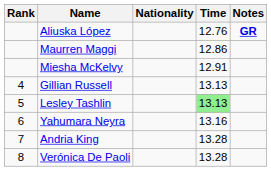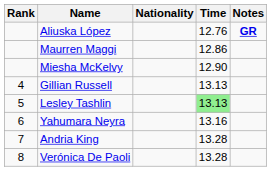(213, 67) 12.91 -> (213, 67) 12.90
